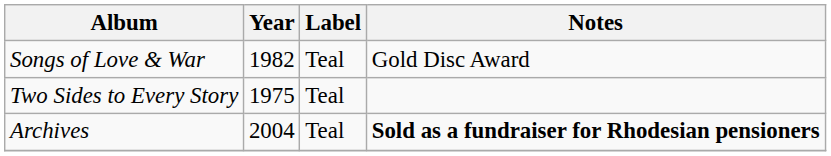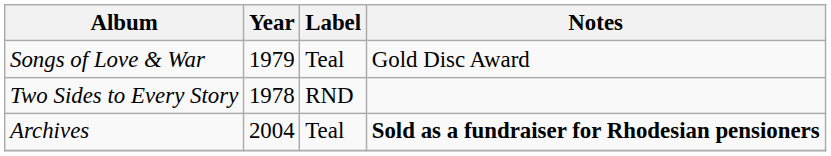(272, 58) 1982 -> (272, 58) 1979
(272, 95) 1975 -> (272, 95) 1978
(325, 95) Teal -> (329, 95) RND
